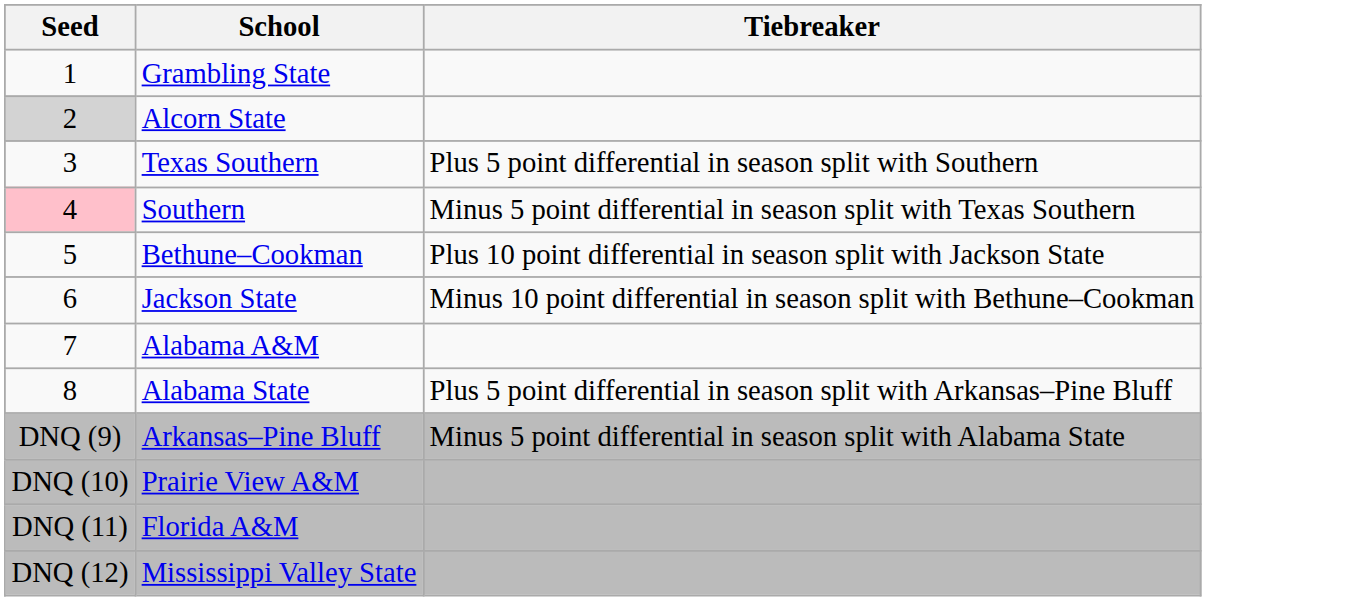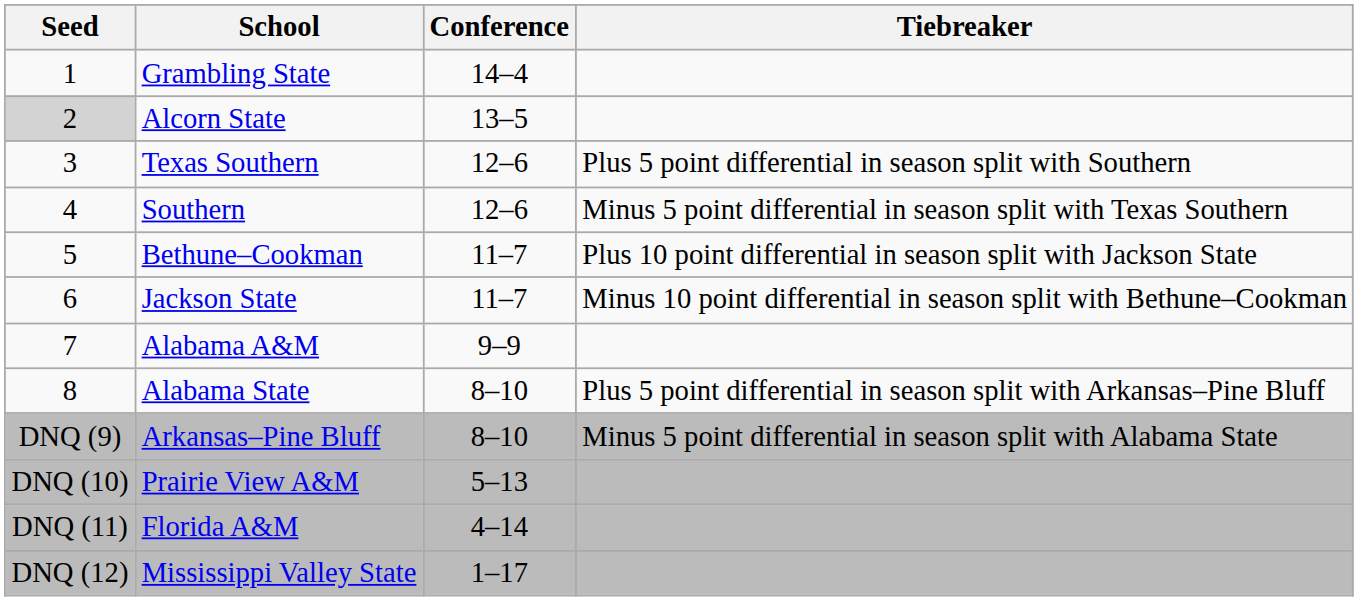+ column: (499, 27)
(70, 208) pink background -> (70, 208) no background
